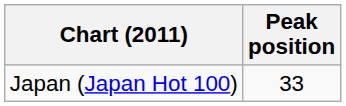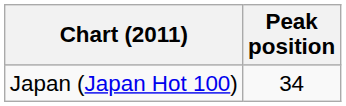(292, 82) 33 -> (292, 82) 34
